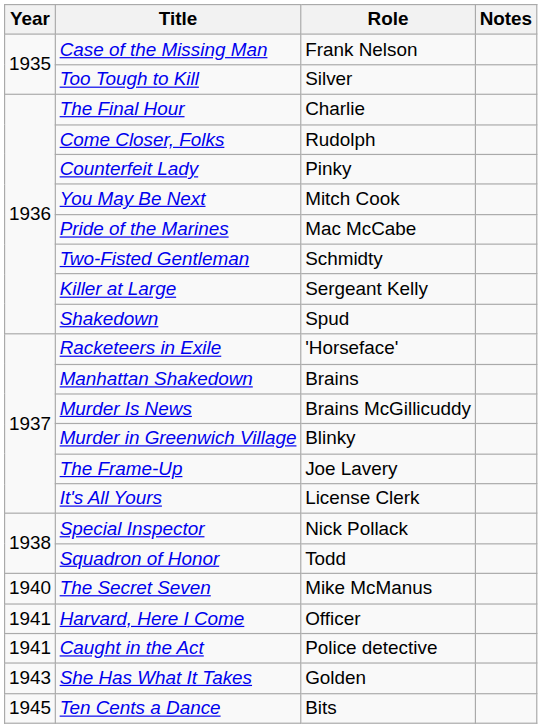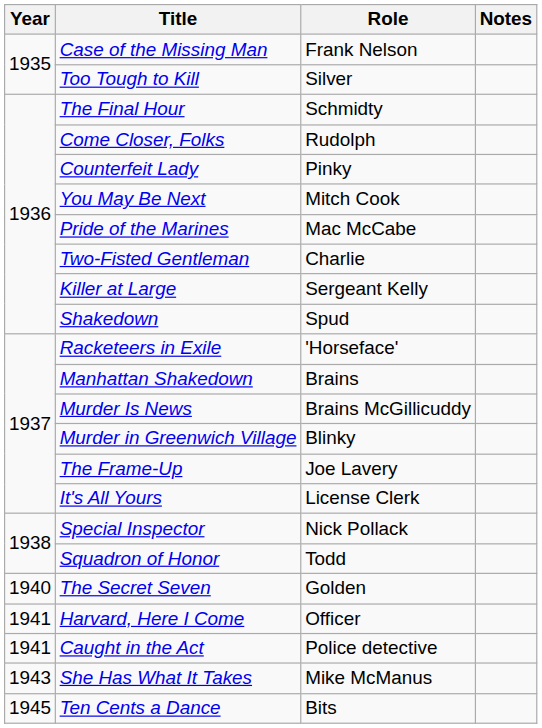(335, 109) Charlie -> (344, 109) Schmidty
(344, 259) Schmidty -> (335, 259) Charlie
(369, 588) Mike McManus -> (336, 588) Golden
(336, 678) Golden -> (369, 678) Mike McManus
